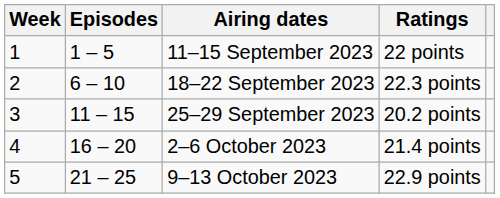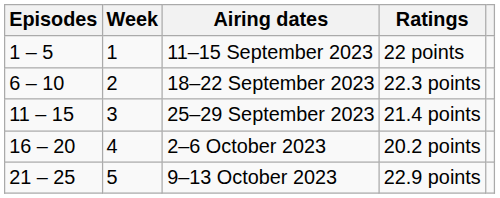columns swapped: (35, 20) <-> (114, 20)
(432, 114) 20.2 points -> (432, 114) 21.4 points
(432, 146) 21.4 points -> (432, 146) 20.2 points
